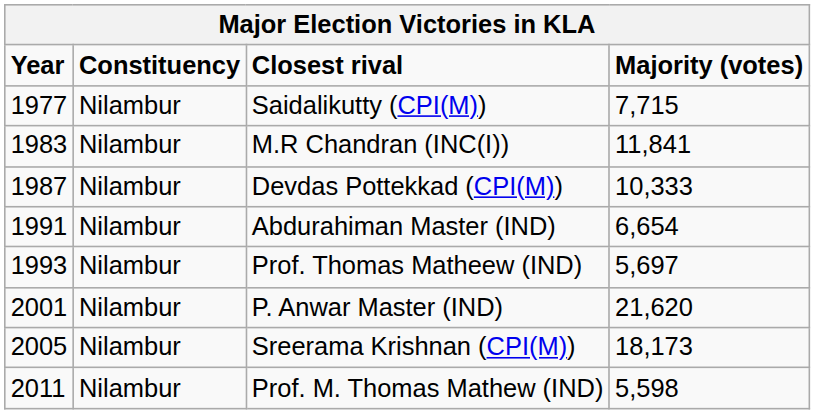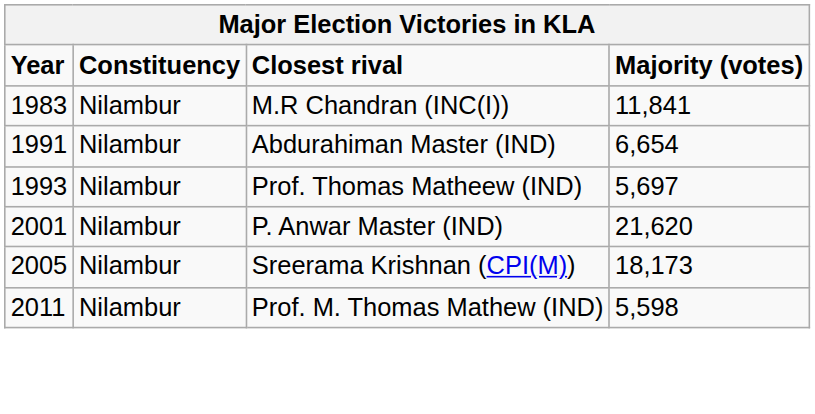- row: (369, 105)
- row: (407, 186)
